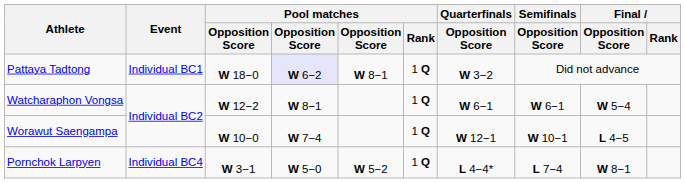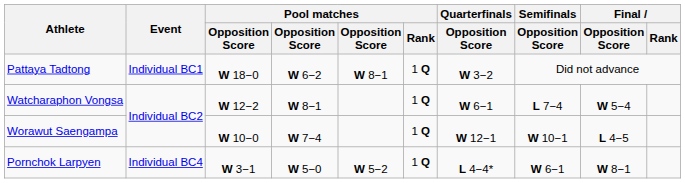(305, 76) lavender background -> (305, 76) no background
(548, 107) W 6−1 -> (548, 107) L 7−4
(548, 169) L 7−4 -> (548, 169) W 6−1
